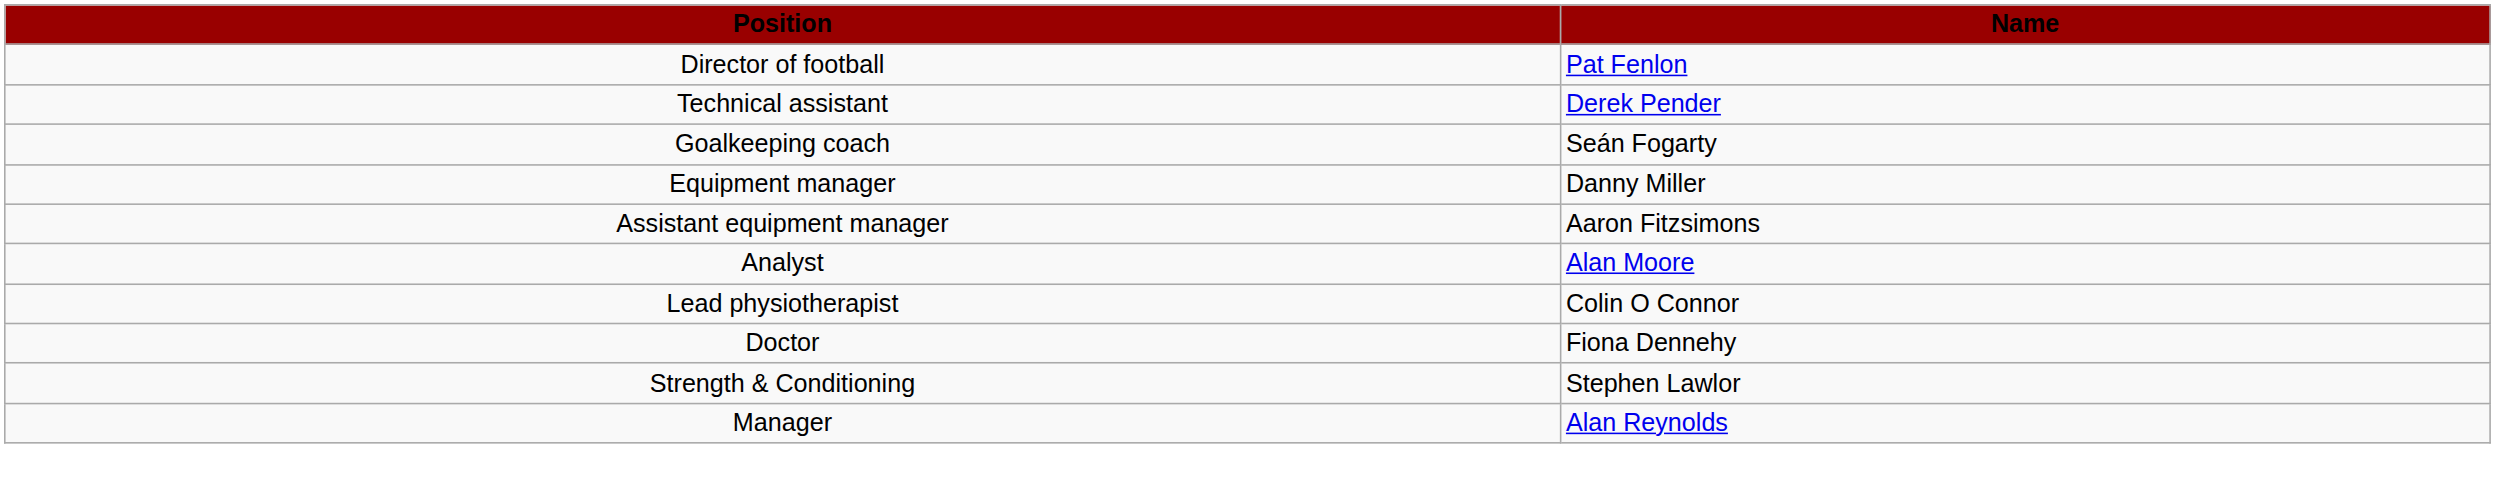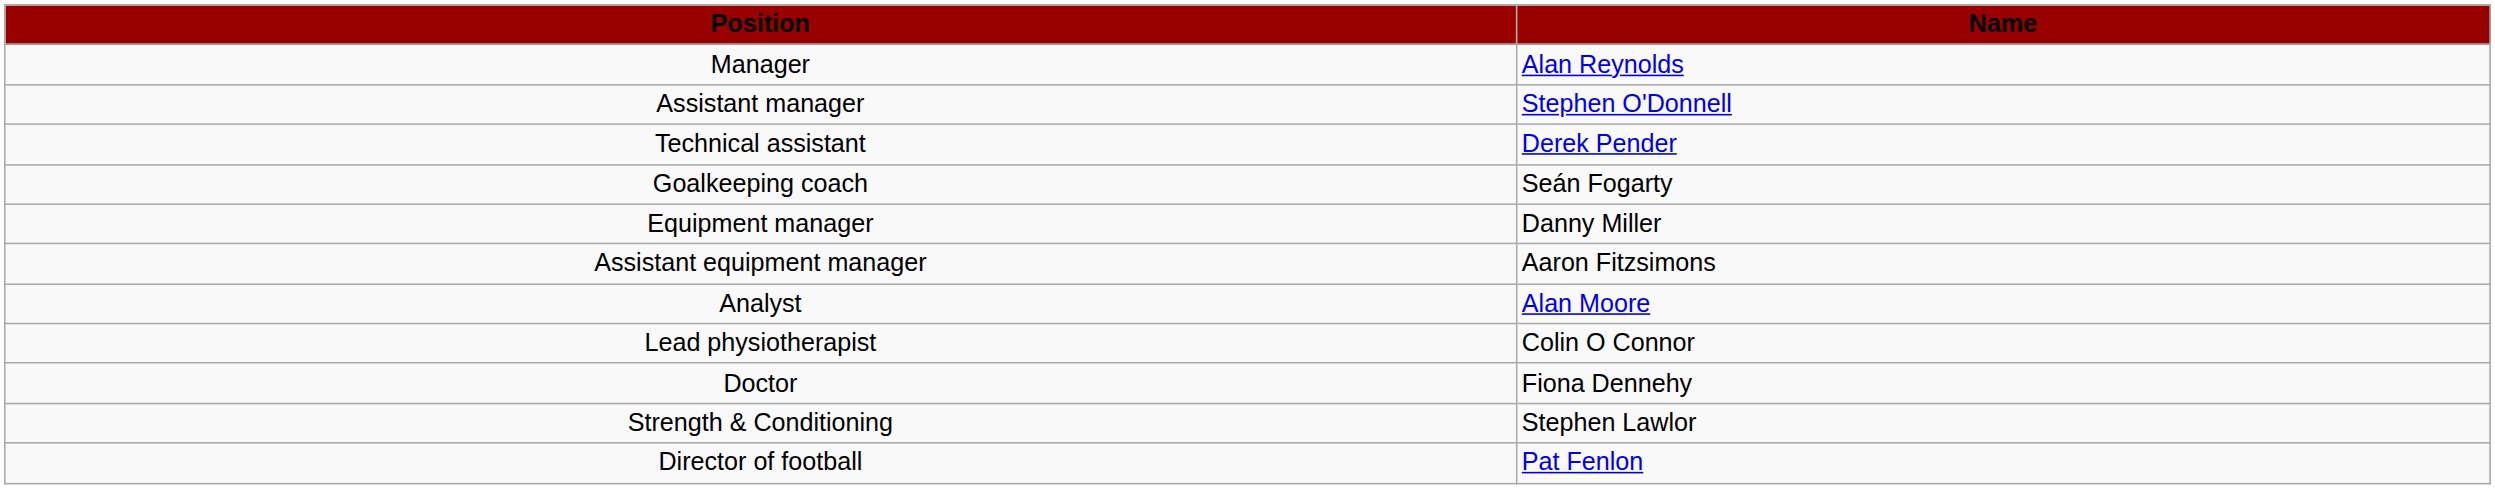rows swapped: (782, 422) <-> (782, 64)
+ row: (760, 104)
